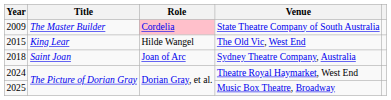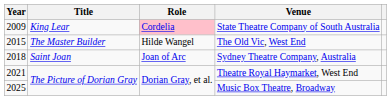(68, 27) The Master Builder -> (50, 27) King Lear
(50, 42) King Lear -> (68, 42) The Master Builder
(16, 73) 2024 -> (16, 73) 2021
